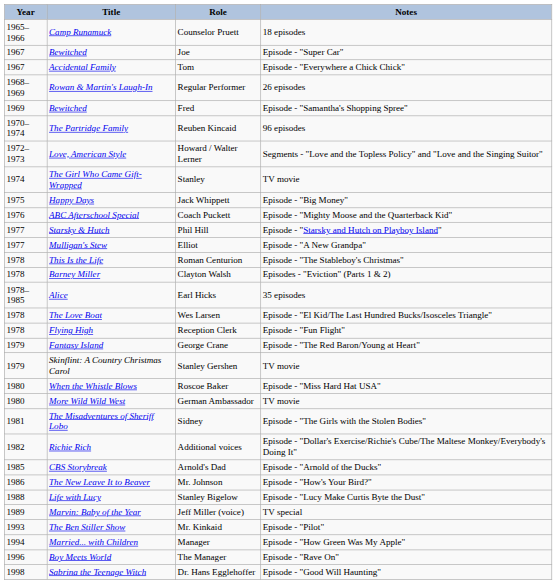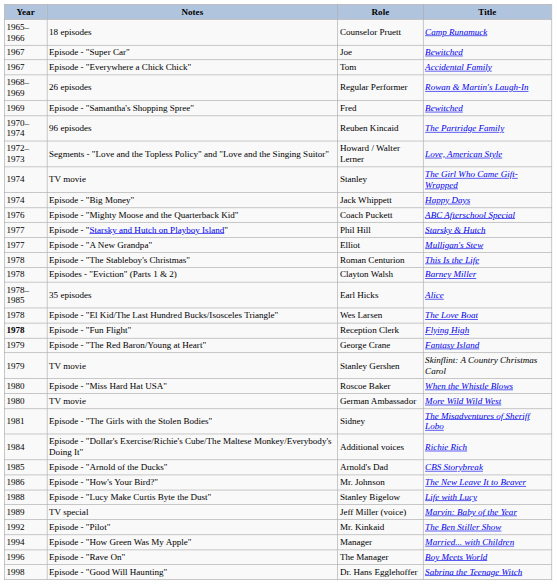columns swapped: (111, 12) <-> (406, 12)
(16, 200) 1975 -> (16, 200) 1974
(16, 330) normal -> (16, 330) bold
(16, 447) 1982 -> (16, 447) 1984
(16, 527) 1993 -> (16, 527) 1992
